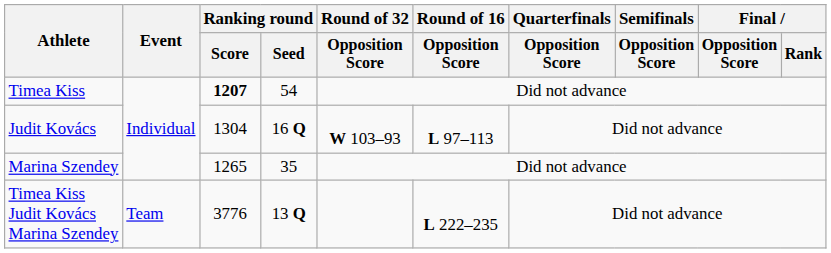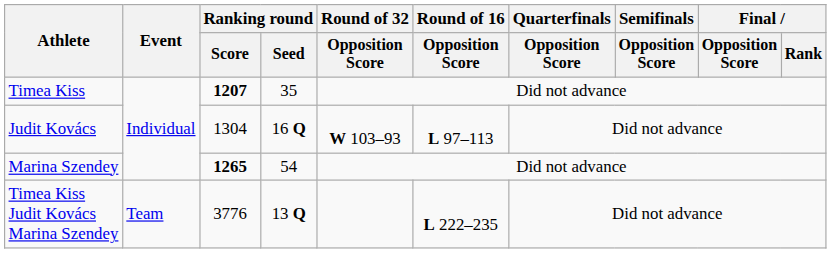(289, 91) 54 -> (289, 91) 35
(230, 167) normal -> (230, 167) bold
(289, 167) 35 -> (289, 167) 54
